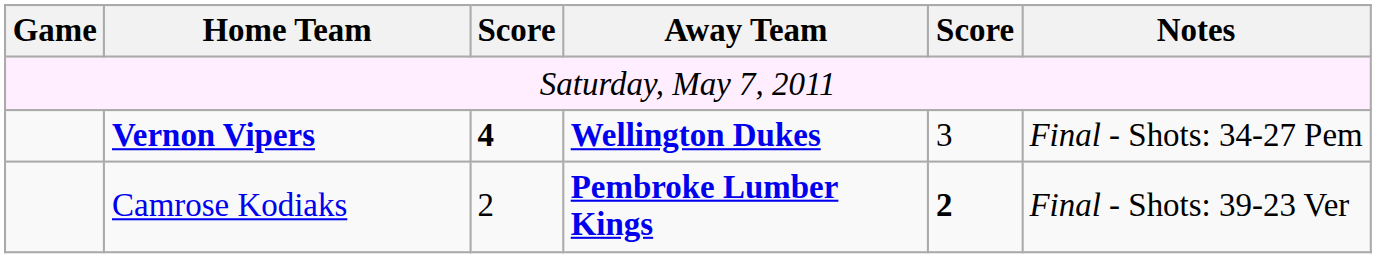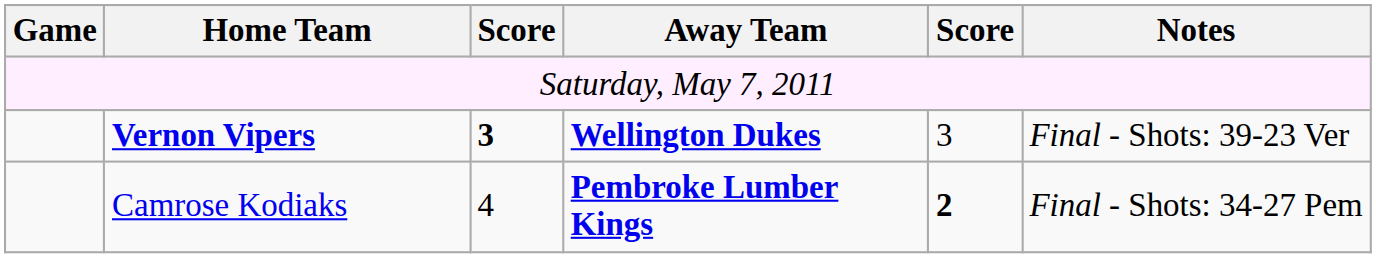(486, 135) 4 -> (486, 135) 3
(1196, 135) Final - Shots: 34-27 Pem -> (1189, 135) Final - Shots: 39-23 Ver
(486, 205) 2 -> (486, 205) 4
(1189, 205) Final - Shots: 39-23 Ver -> (1196, 205) Final - Shots: 34-27 Pem
